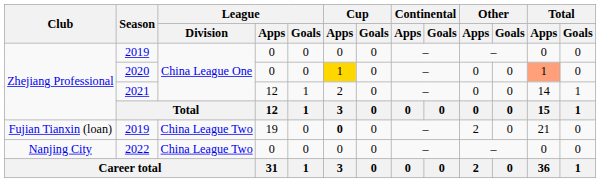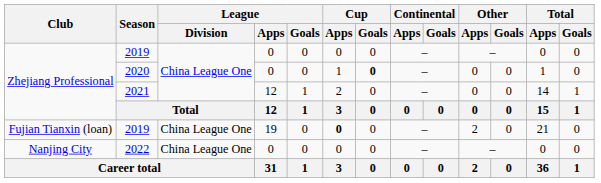(340, 71) gold background -> (339, 71) no background
(374, 71) normal -> (373, 71) bold
(544, 71) lightsalmon background -> (543, 71) no background
(207, 129) China League Two -> (206, 129) China League One
(207, 149) China League Two -> (206, 149) China League One
